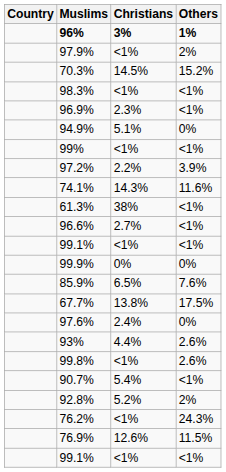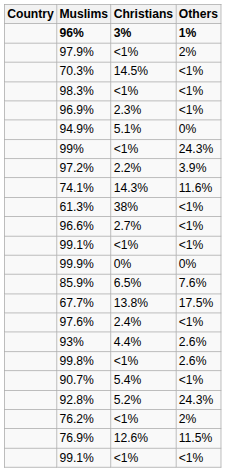(196, 71) 15.2% -> (191, 71) <1%
(191, 149) <1% -> (196, 149) 24.3%
(188, 322) 0% -> (191, 322) <1%
(188, 399) 2% -> (196, 399) 24.3%
(196, 419) 24.3% -> (188, 419) 2%
